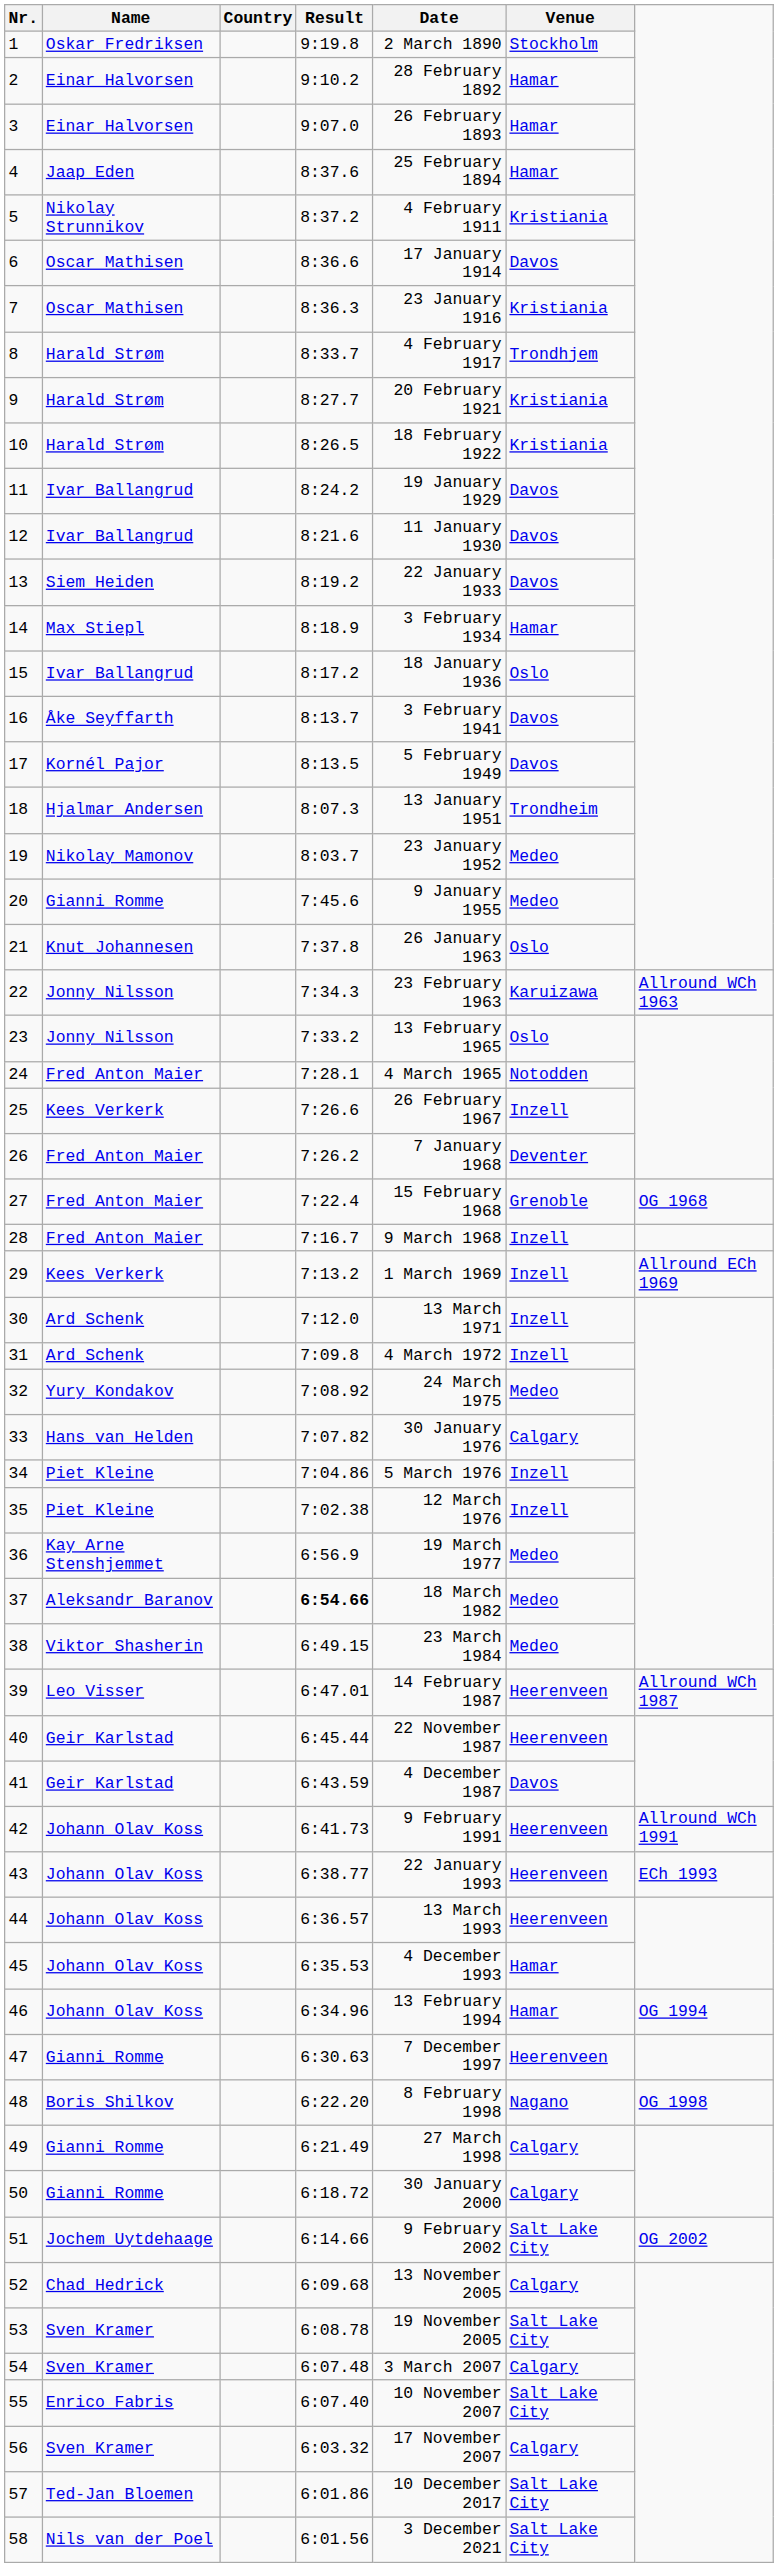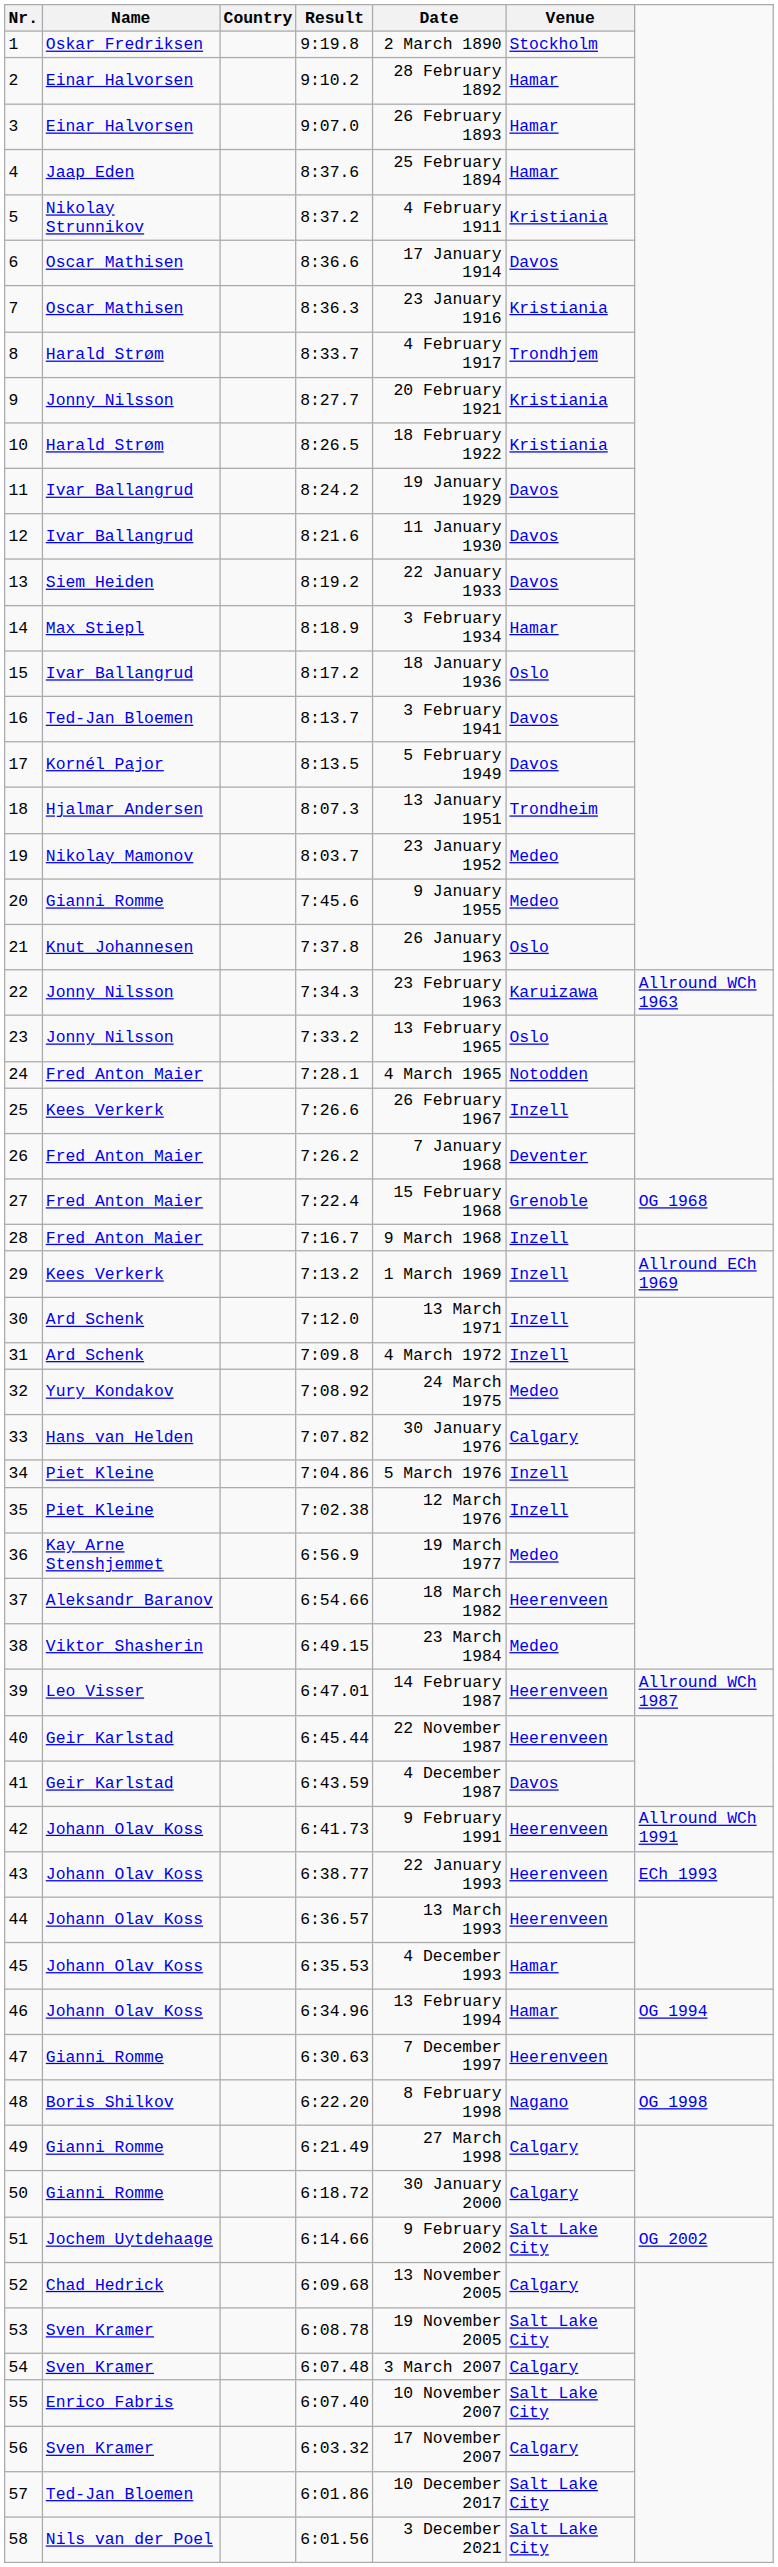(105, 400) Harald Strøm -> (110, 400) Jonny Nilsson
(110, 719) Åke Seyffarth -> (120, 719) Ted-Jan Bloemen
(335, 1601) bold -> (335, 1601) normal
(534, 1601) Medeo -> (559, 1601) Heerenveen
